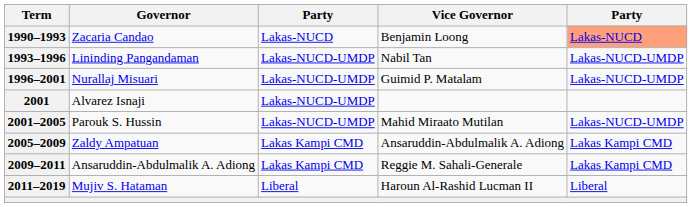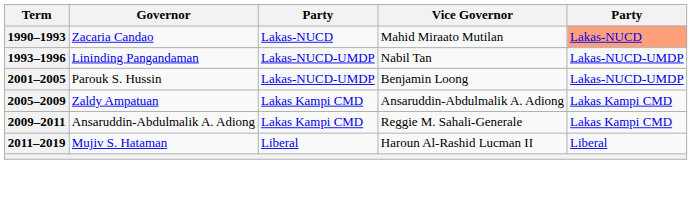(425, 36) Benjamin Loong -> (442, 36) Mahid Miraato Mutilan
- row: (115, 79)
- row: (108, 101)
(442, 122) Mahid Miraato Mutilan -> (425, 79) Benjamin Loong
